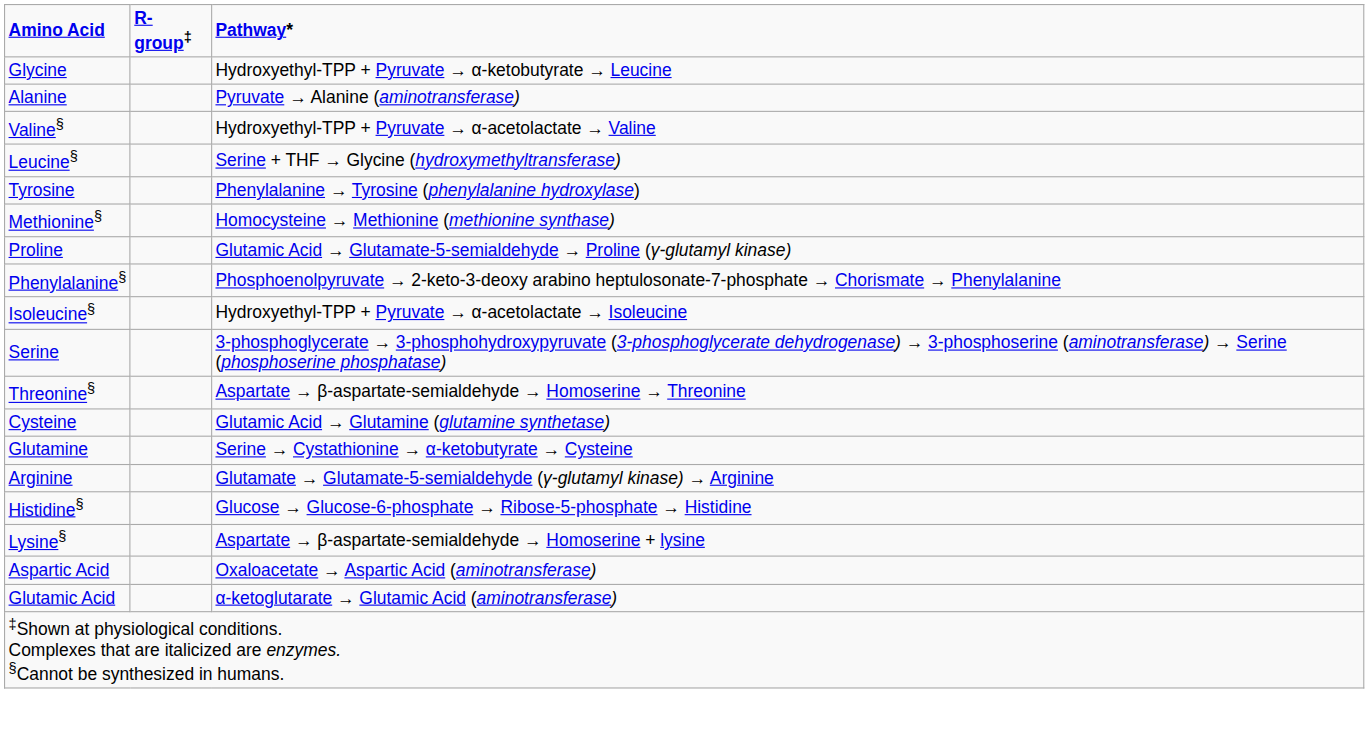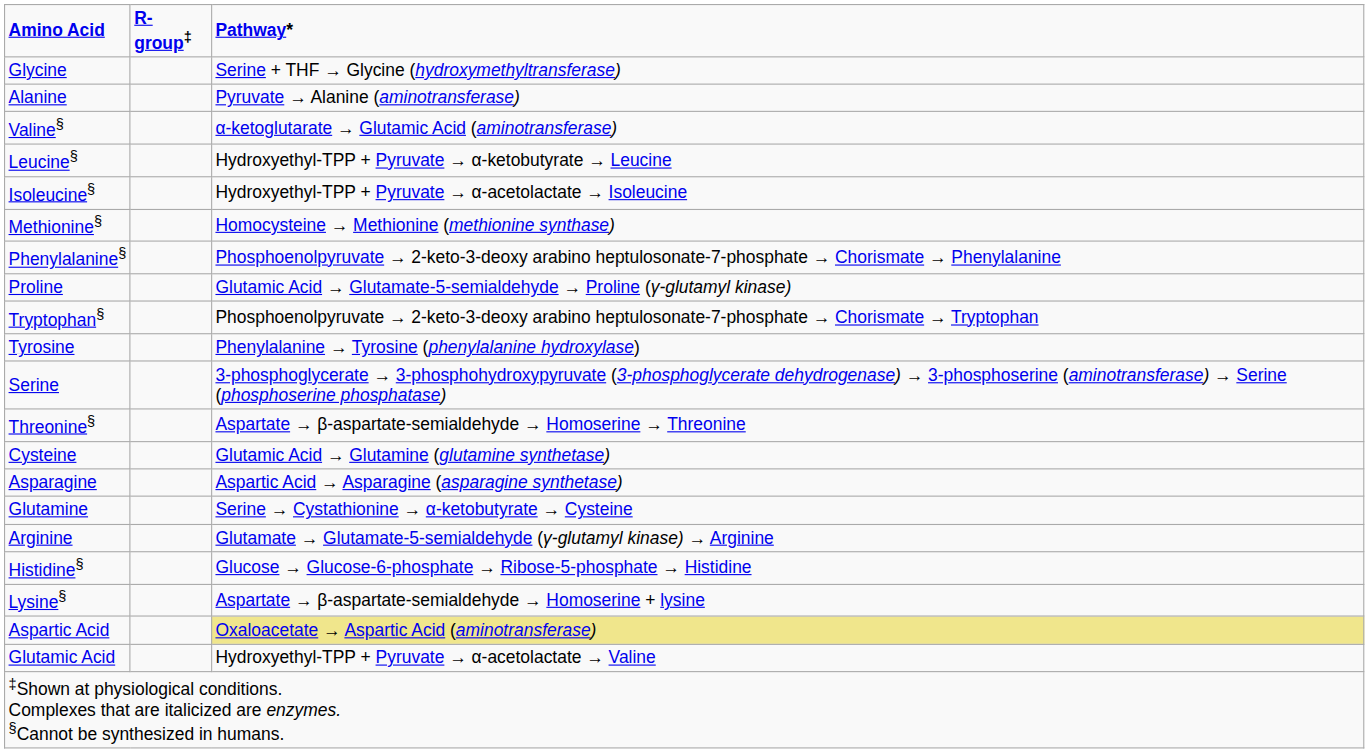(444, 70) Hydroxyethyl-TPP + Pyruvate → α-ketobutyrate → Leucine -> (418, 70) Serine + THF → Glycine (hydroxymethyltransferase)
(436, 127) Hydroxyethyl-TPP + Pyruvate → α-acetolactate → Valine -> (416, 127) α-ketoglutarate → Glutamic Acid (aminotransferase)
(418, 160) Serine + THF → Glycine (hydroxymethyltransferase) -> (444, 160) Hydroxyethyl-TPP + Pyruvate → α-ketobutyrate → Leucine
rows swapped: (52, 312) <-> (42, 190)
rows swapped: (36, 250) <-> (67, 280)
+ row: (56, 317)
+ row: (53, 482)
(406, 570) no background -> (406, 630) khaki background
(416, 597) α-ketoglutarate → Glutamic Acid (aminotransferase) -> (436, 657) Hydroxyethyl-TPP + Pyruvate → α-acetolactate → Valine
